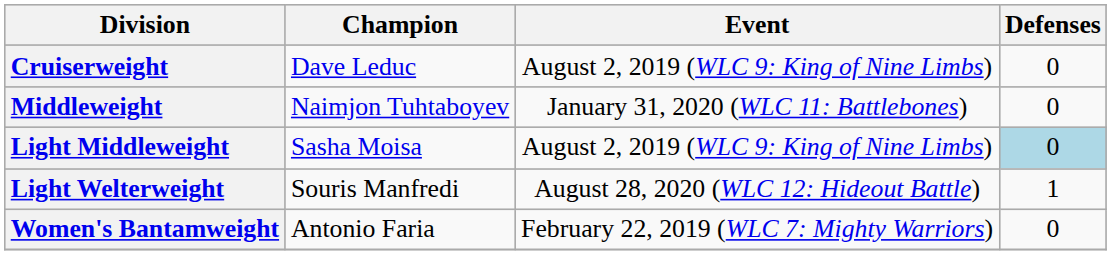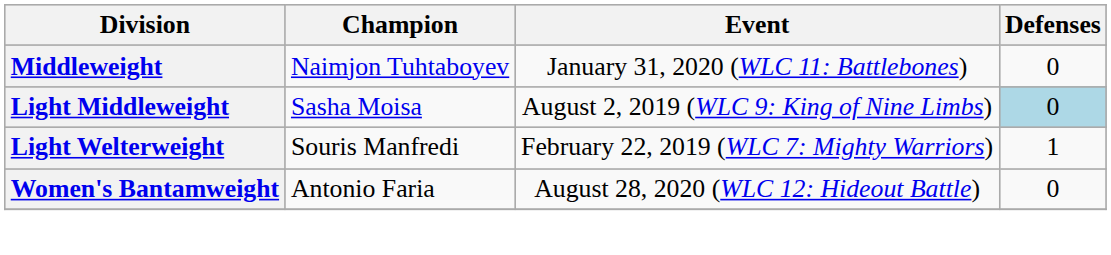- row: (89, 65)
(757, 188) August 28, 2020 (WLC 12: Hideout Battle) -> (757, 147) February 22, 2019 (WLC 7: Mighty Warriors)
(757, 229) February 22, 2019 (WLC 7: Mighty Warriors) -> (757, 188) August 28, 2020 (WLC 12: Hideout Battle)
